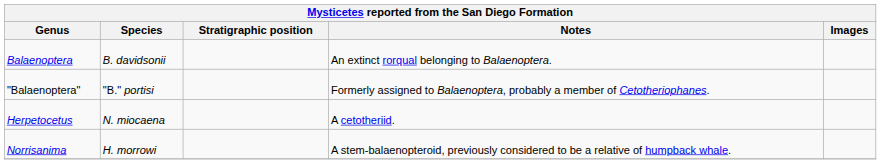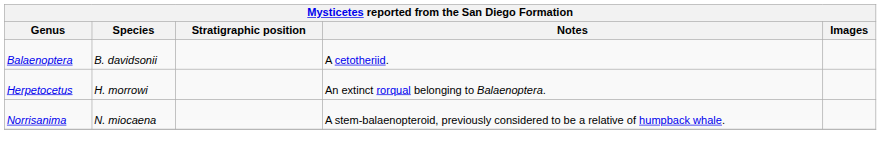(441, 60) An extinct rorqual belonging to Balaenoptera. -> (357, 60) A cetotheriid.
- row: (44, 90)
(134, 120) N. miocaena -> (121, 90) H. morrowi
(363, 120) A cetotheriid. -> (435, 90) An extinct rorqual belonging to Balaenoptera.
(130, 150) H. morrowi -> (125, 120) N. miocaena
